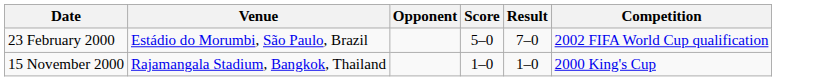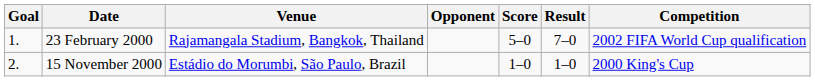+ column: (23, 16)
(249, 40) Estádio do Morumbi, São Paulo, Brazil -> (296, 40) Rajamangala Stadium, Bangkok, Thailand
(258, 64) Rajamangala Stadium, Bangkok, Thailand -> (287, 64) Estádio do Morumbi, São Paulo, Brazil
